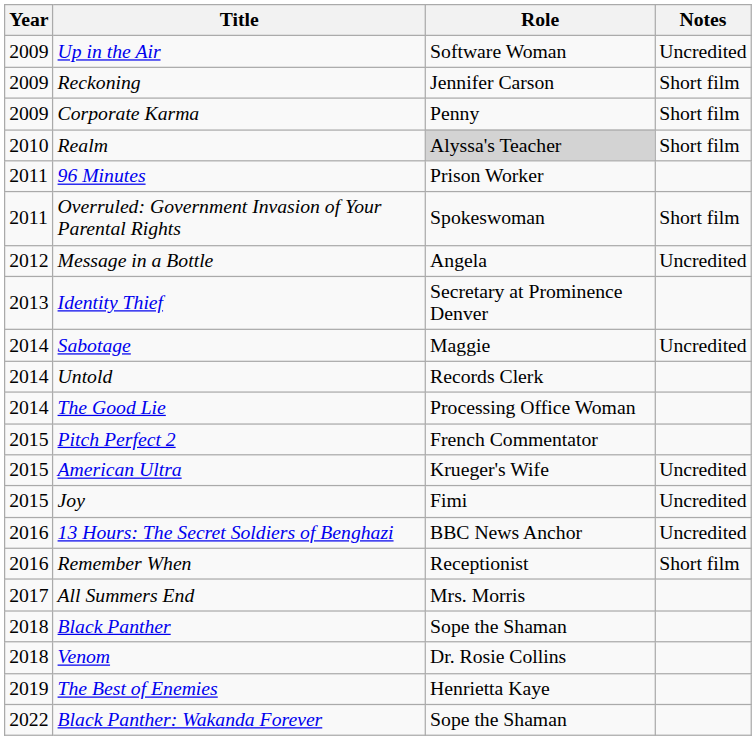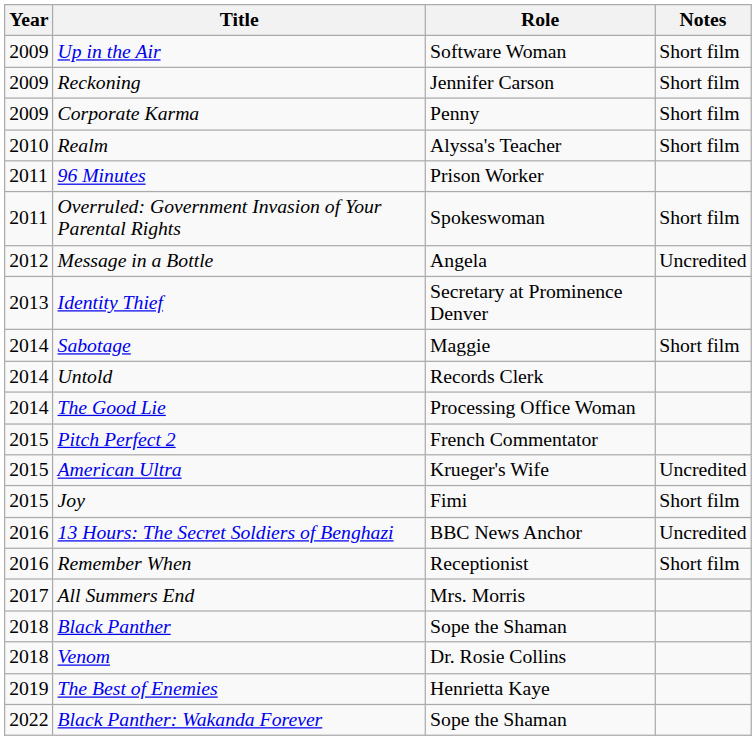(703, 51) Uncredited -> (699, 51) Short film
(496, 144) lightgrey background -> (496, 144) no background
(703, 345) Uncredited -> (699, 345) Short film
(703, 501) Uncredited -> (699, 501) Short film
